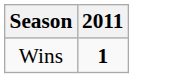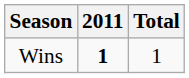+ column: (157, 21)
